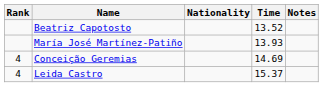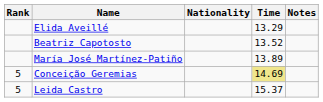+ row: (71, 28)
(269, 43) 13.93 -> (269, 58) 13.89
(18, 58) 4 -> (18, 74) 5
(269, 58) no background -> (269, 74) khaki background
(18, 74) 4 -> (18, 89) 5
